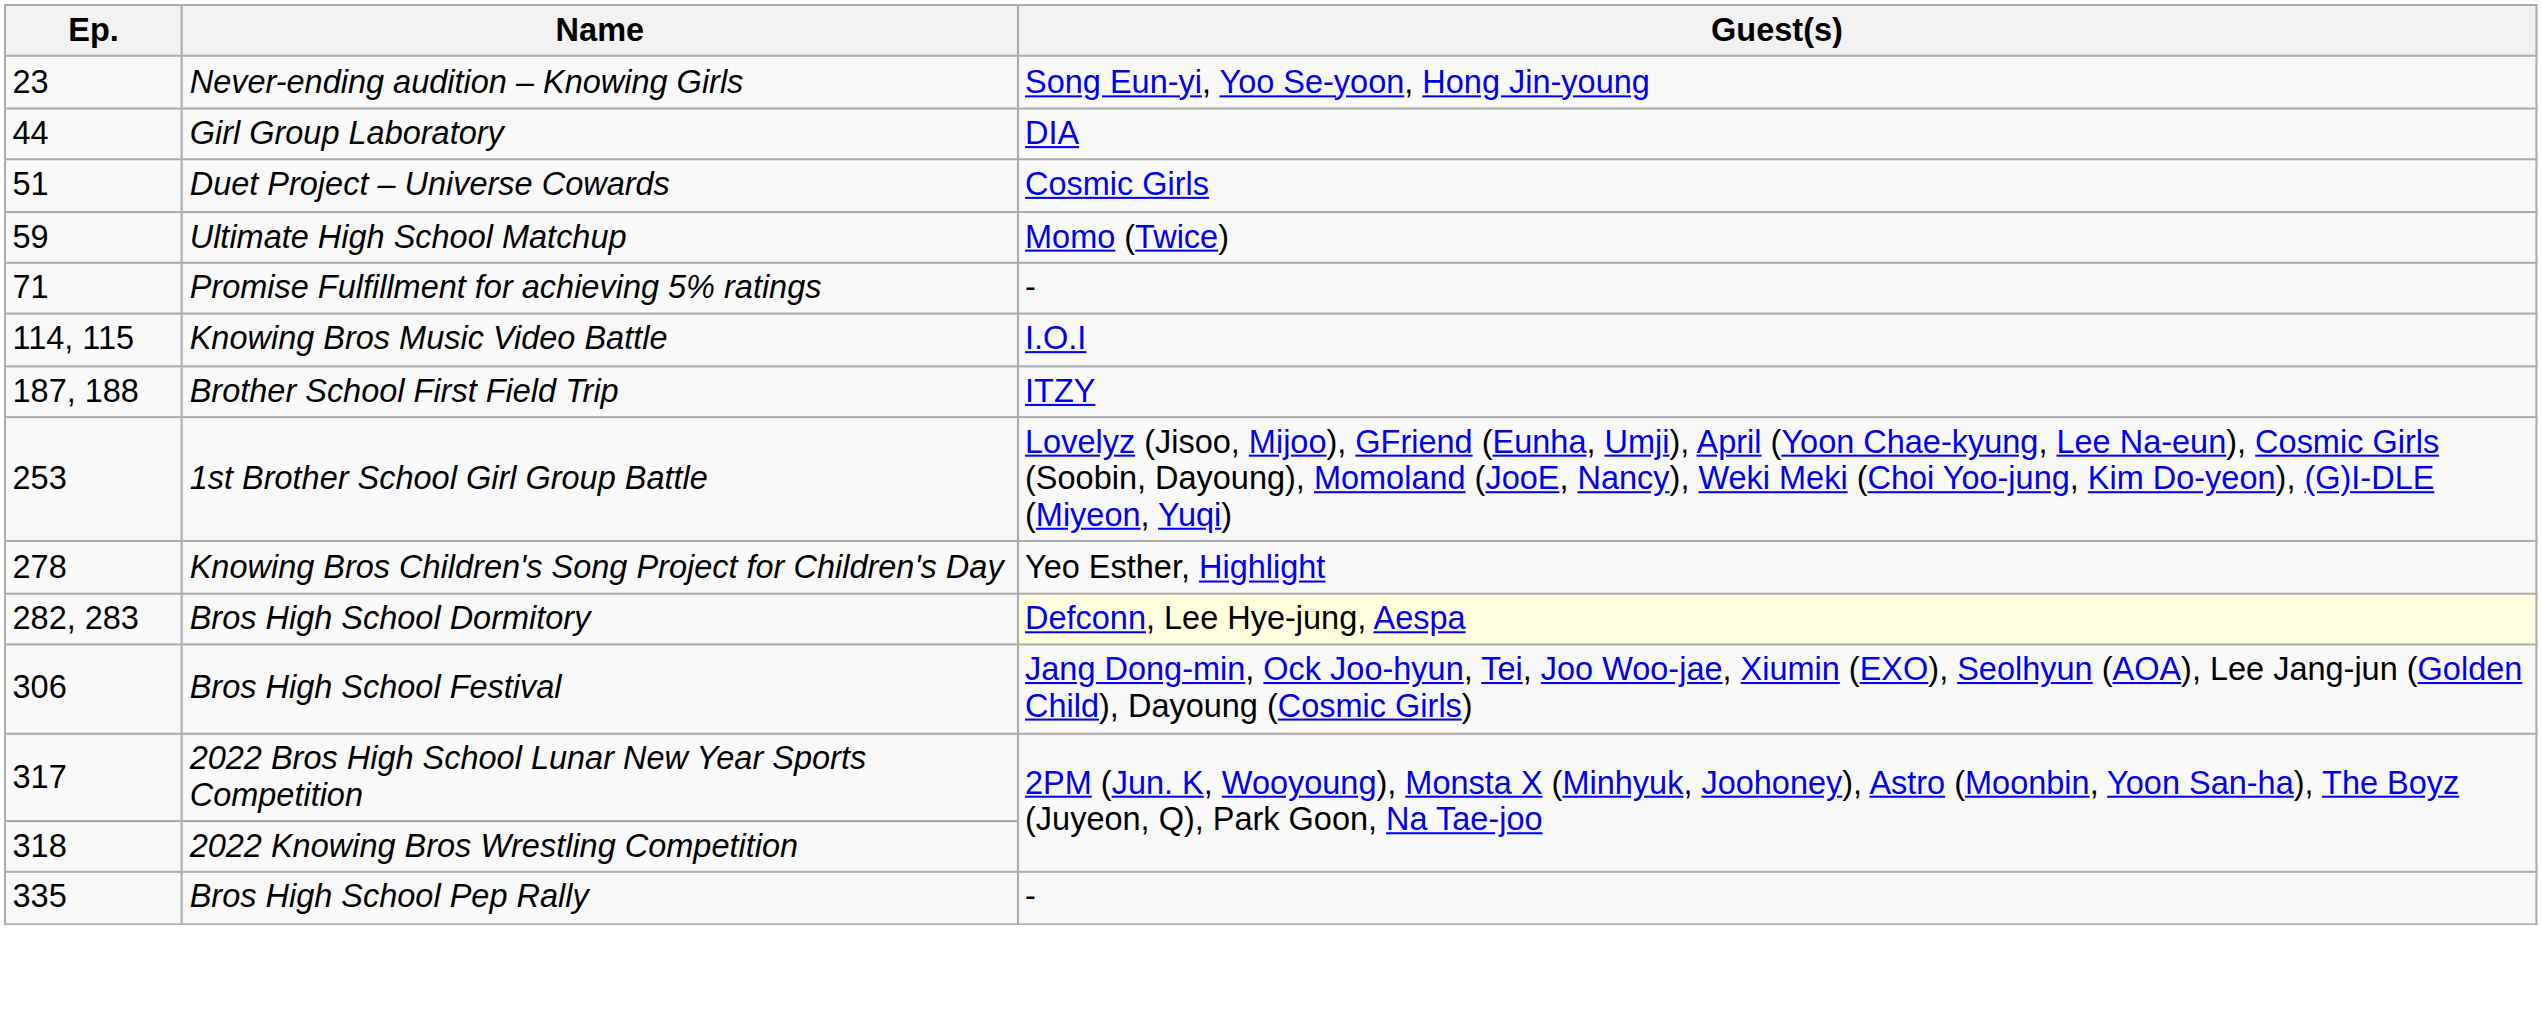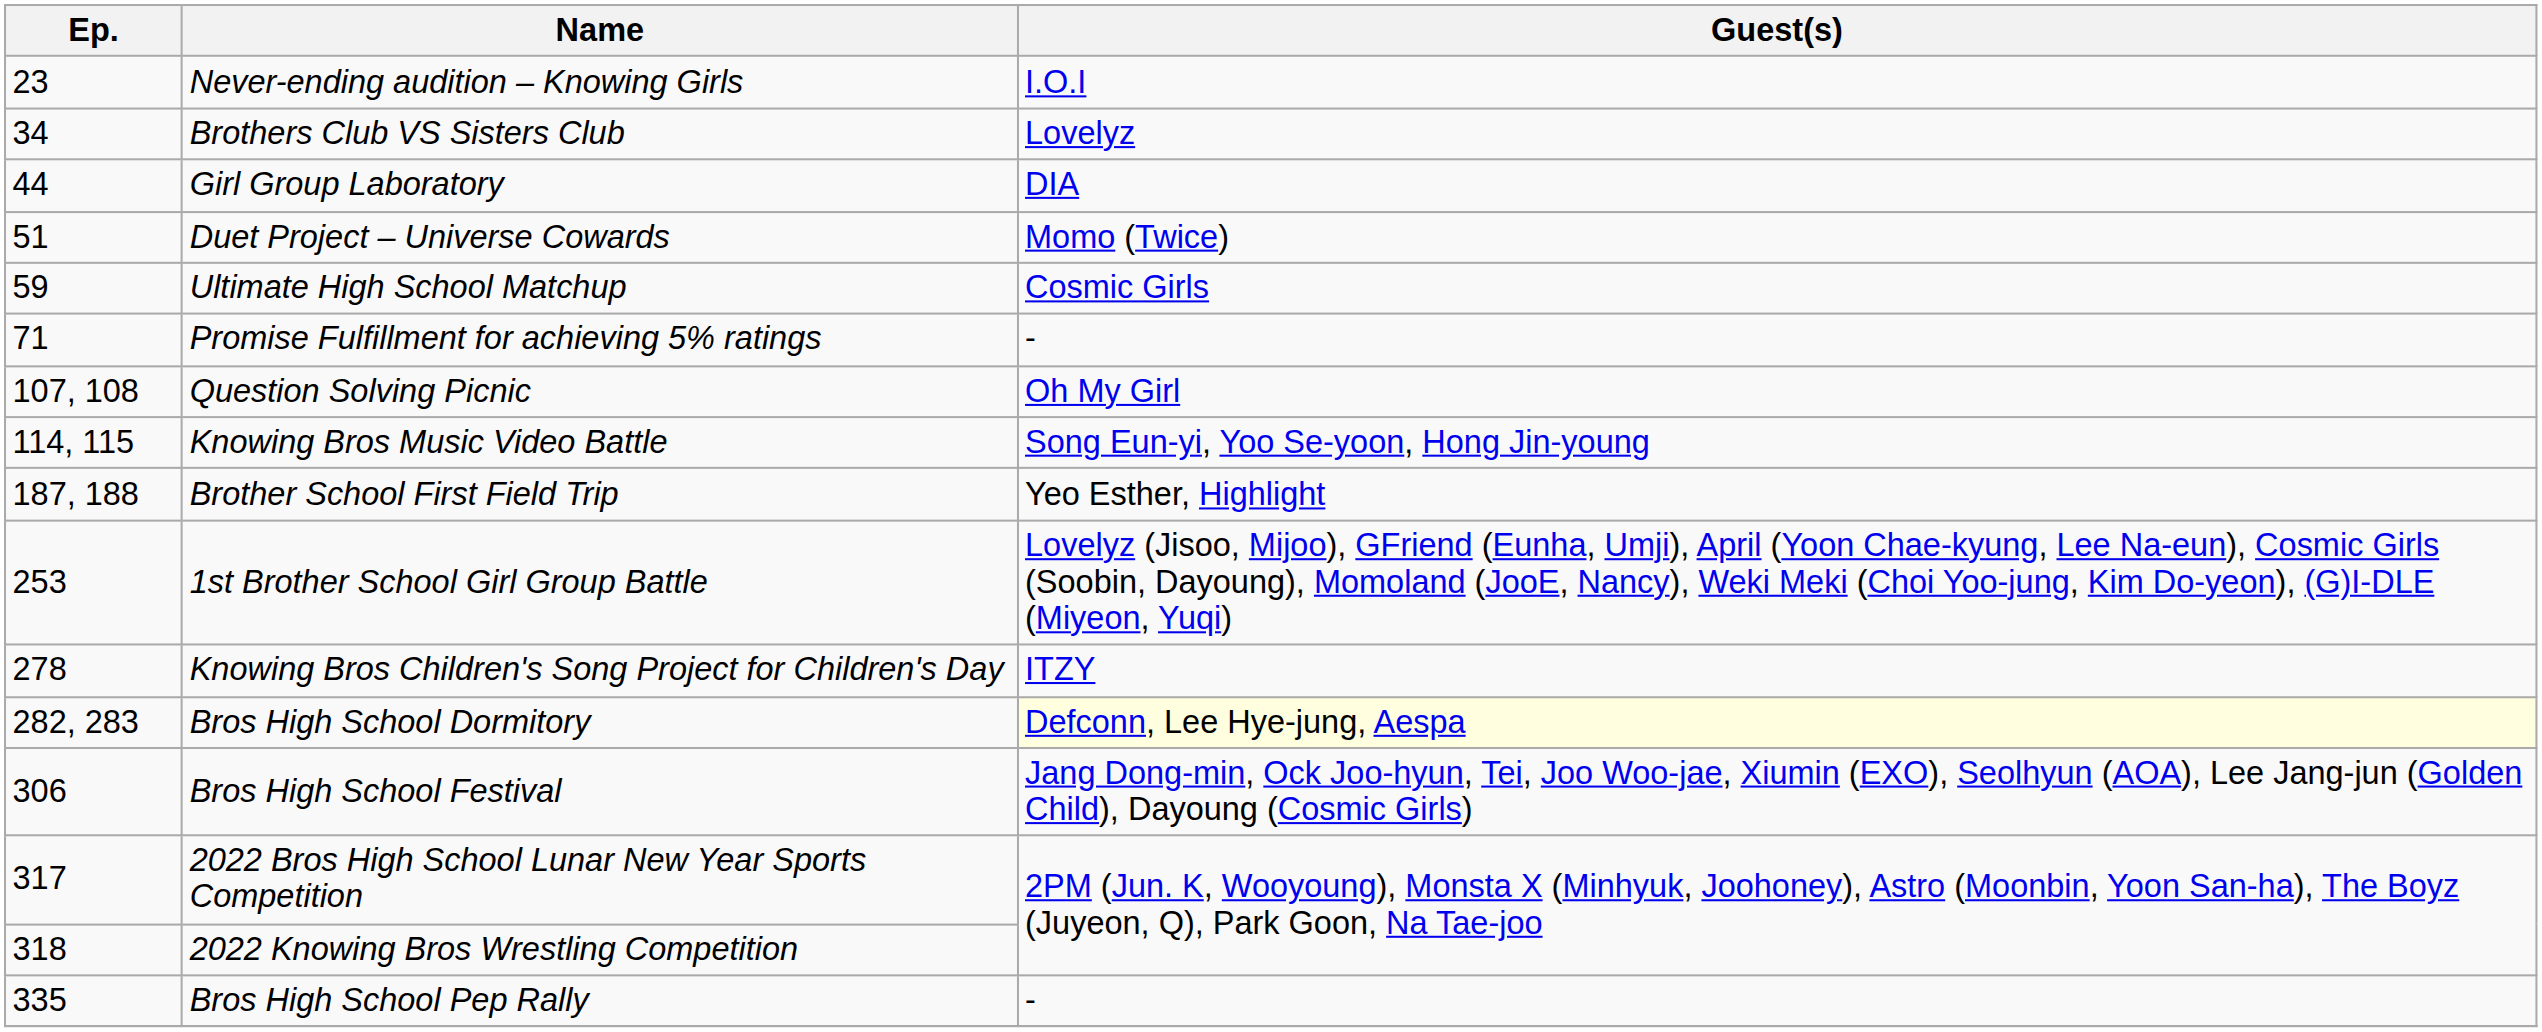(1337, 81) Song Eun-yi, Yoo Se-yoon, Hong Jin-young -> (1056, 81) I.O.I
+ row: (407, 133)
(1117, 184) Cosmic Girls -> (1127, 236) Momo (Twice)
(1127, 236) Momo (Twice) -> (1117, 287) Cosmic Girls
+ row: (360, 390)
(1056, 339) I.O.I -> (1337, 442) Song Eun-yi, Yoo Se-yoon, Hong Jin-young
(1060, 390) ITZY -> (1175, 493) Yeo Esther, Highlight
(1175, 566) Yeo Esther, Highlight -> (1060, 669) ITZY
